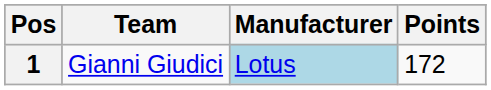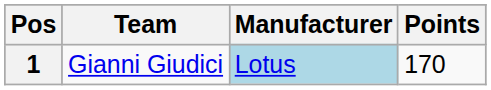(425, 64) 172 -> (425, 64) 170
